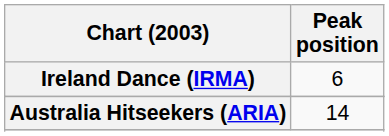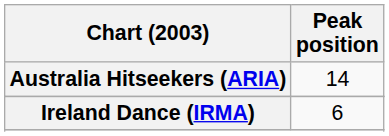rows swapped: (148, 112) <-> (148, 79)
